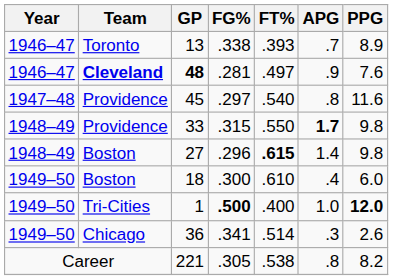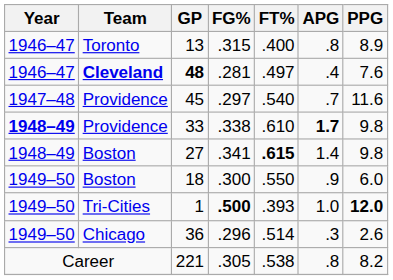(234, 45) .338 -> (234, 45) .315
(278, 45) .393 -> (278, 45) .400
(332, 45) .7 -> (332, 45) .8
(332, 72) .9 -> (332, 72) .4
(332, 99) .8 -> (332, 99) .7
(42, 126) normal -> (42, 126) bold
(234, 126) .315 -> (234, 126) .338
(278, 126) .550 -> (278, 126) .610
(234, 153) .296 -> (234, 153) .341
(278, 180) .610 -> (278, 180) .550
(332, 180) .4 -> (332, 180) .9
(278, 207) .400 -> (278, 207) .393
(234, 234) .341 -> (234, 234) .296
